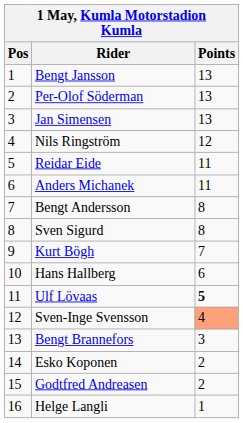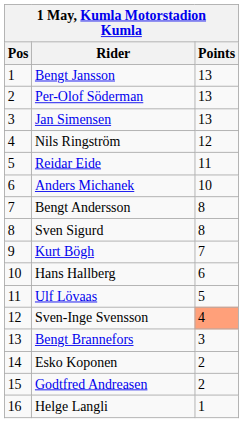(205, 185) 11 -> (205, 185) 10
(201, 296) bold -> (201, 296) normal
